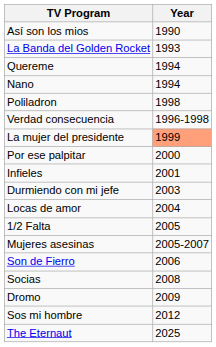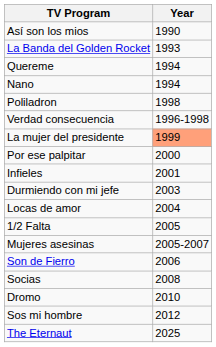(168, 297) 2009 -> (168, 297) 2010
